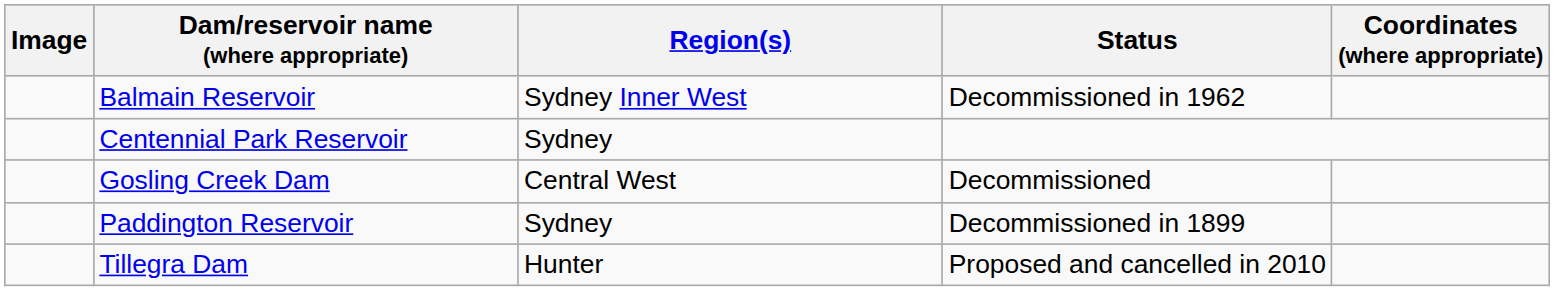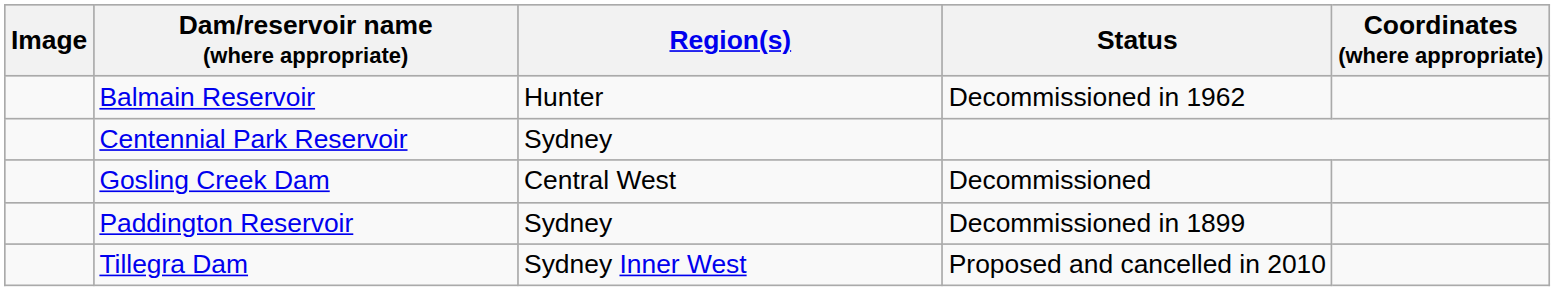(635, 97) Sydney Inner West -> (564, 97) Hunter
(564, 264) Hunter -> (635, 264) Sydney Inner West
